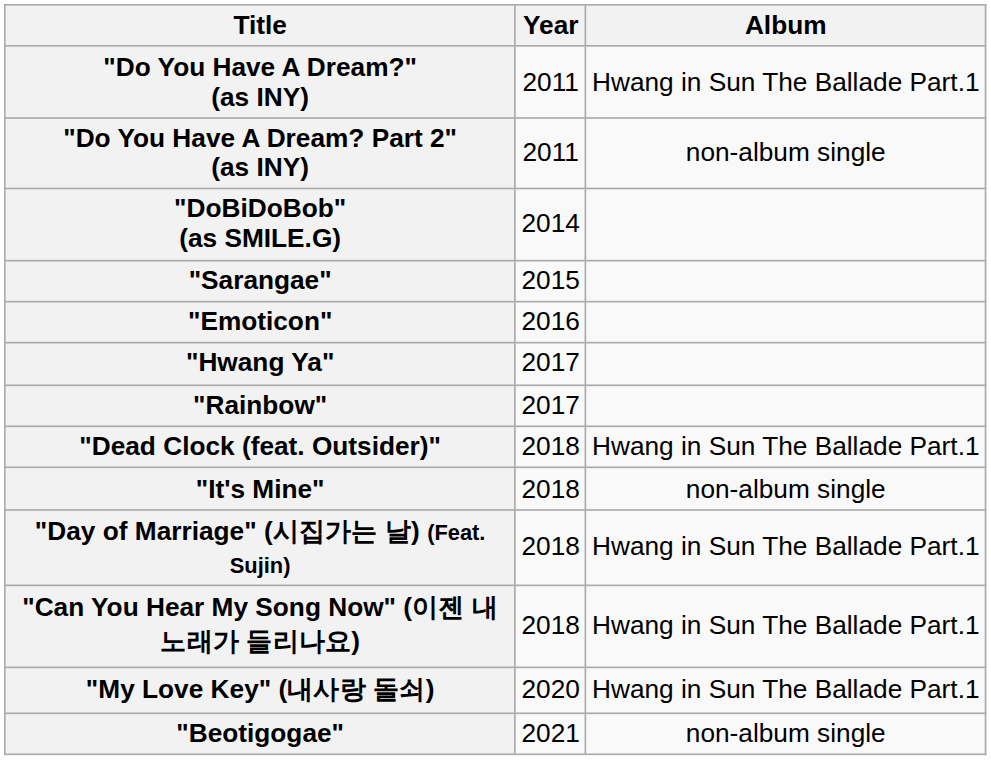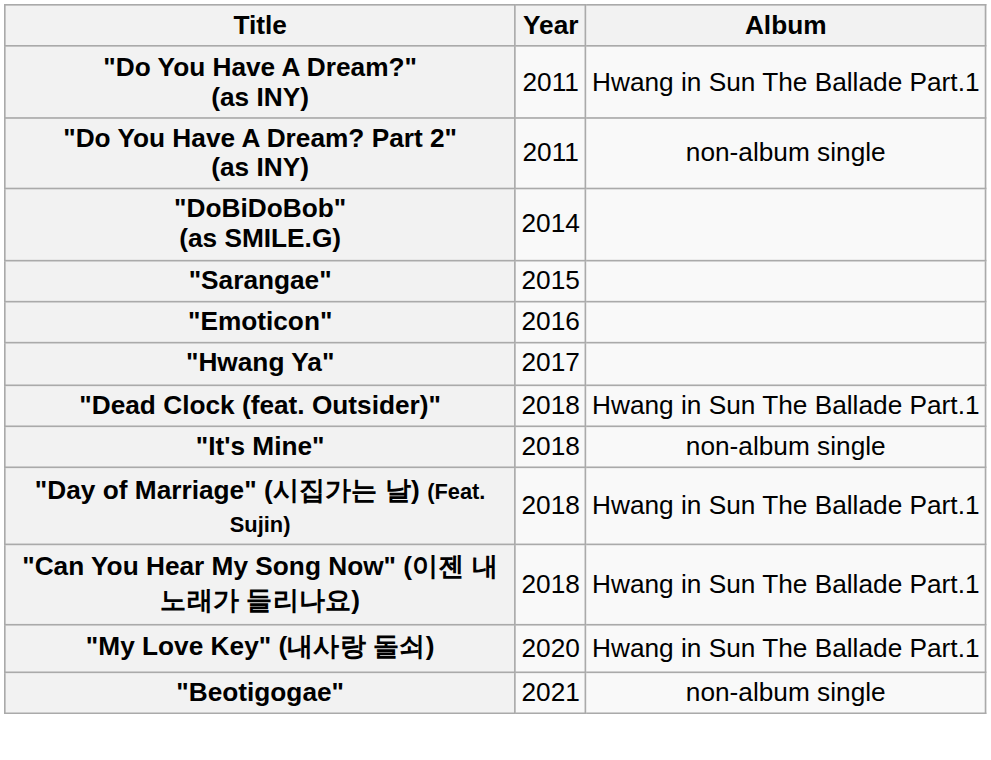- row: (260, 405)
